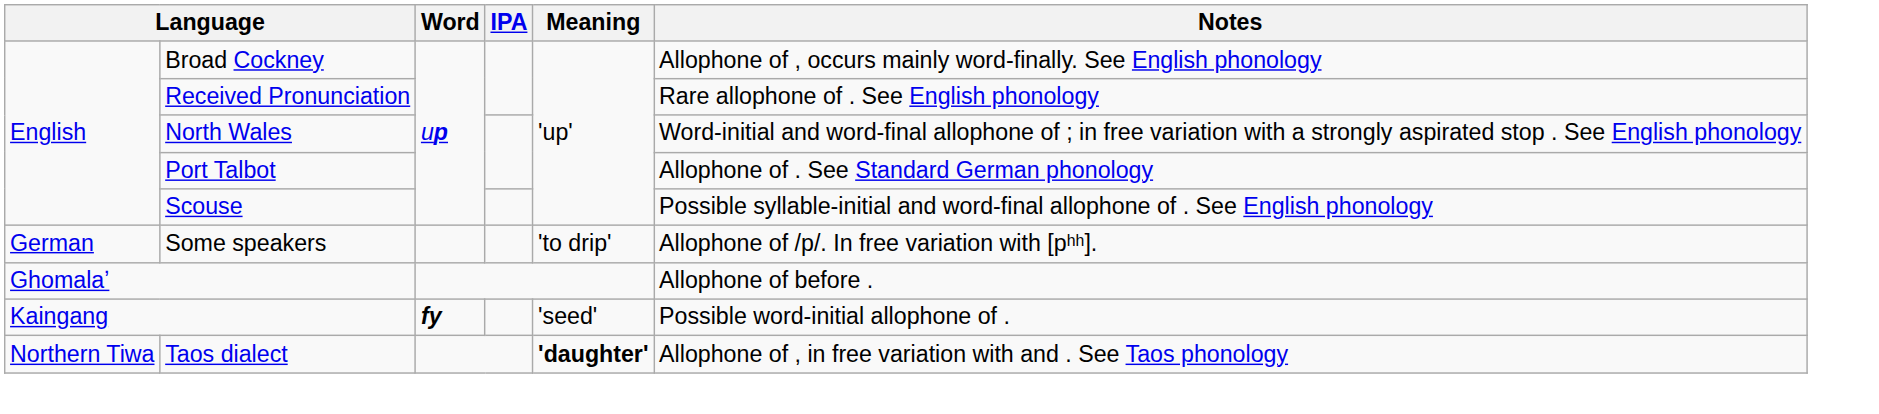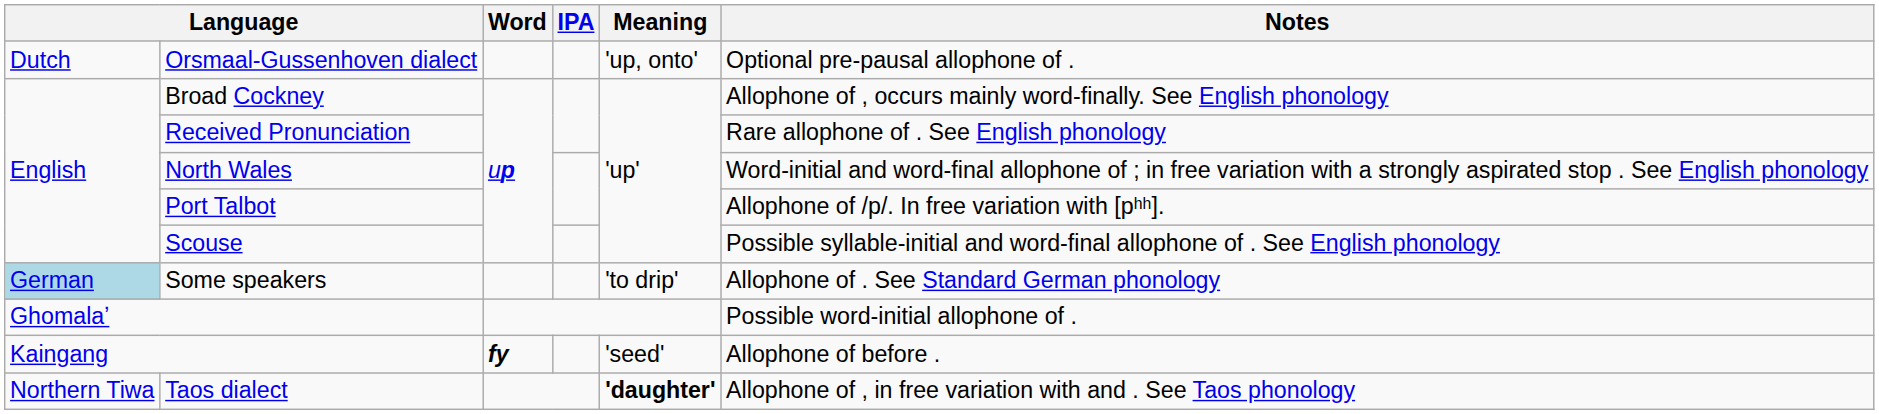+ row: (321, 59)
(906, 170) Allophone of . See Standard German phonology -> (945, 206) Allophone of /p/. In free variation with [pʰʰ].
(52, 243) no background -> (52, 280) lightblue background
(878, 243) Allophone of /p/. In free variation with [pʰʰ]. -> (973, 280) Allophone of . See Standard German phonology
(766, 280) Allophone of before . -> (902, 317) Possible word-initial allophone of .
(834, 317) Possible word-initial allophone of . -> (833, 354) Allophone of before .
